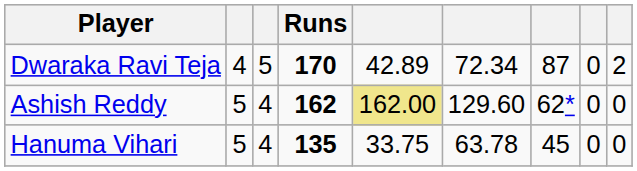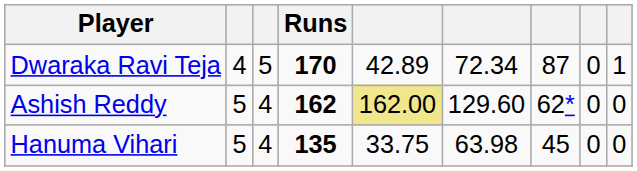(619, 64) 2 -> (619, 64) 1
(486, 144) 63.78 -> (486, 144) 63.98
